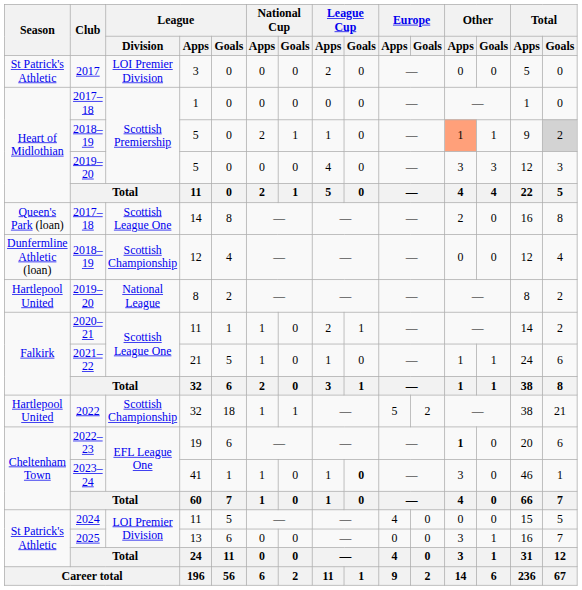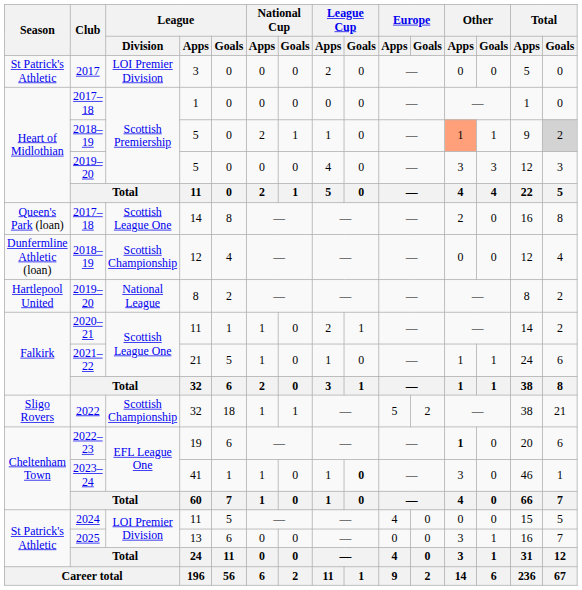(37, 411) Hartlepool United -> (37, 411) Sligo Rovers
